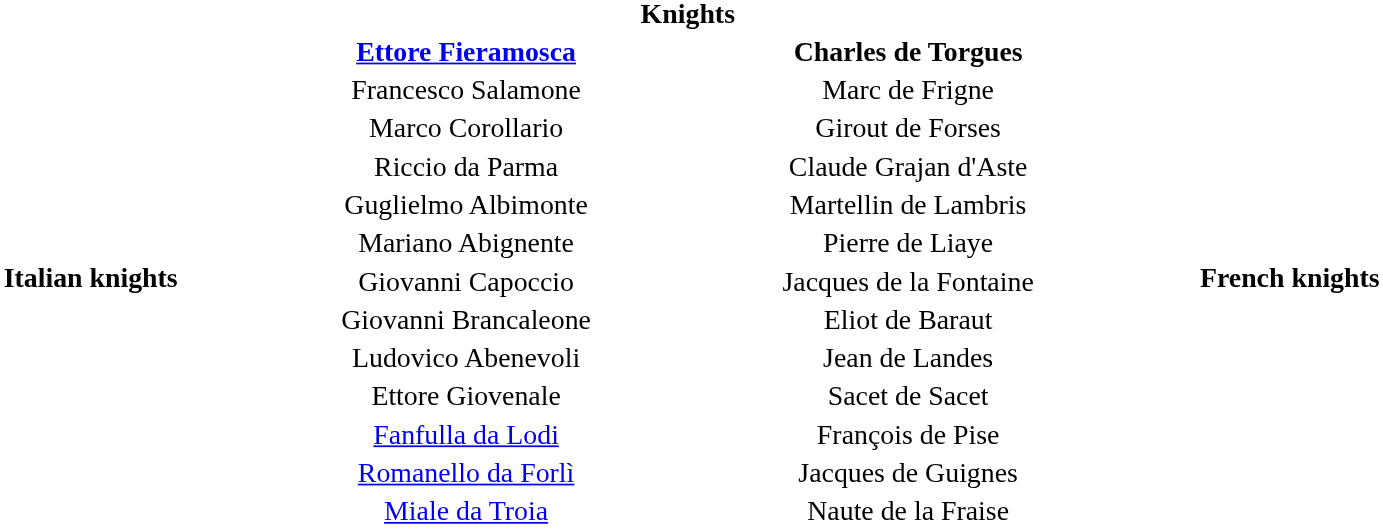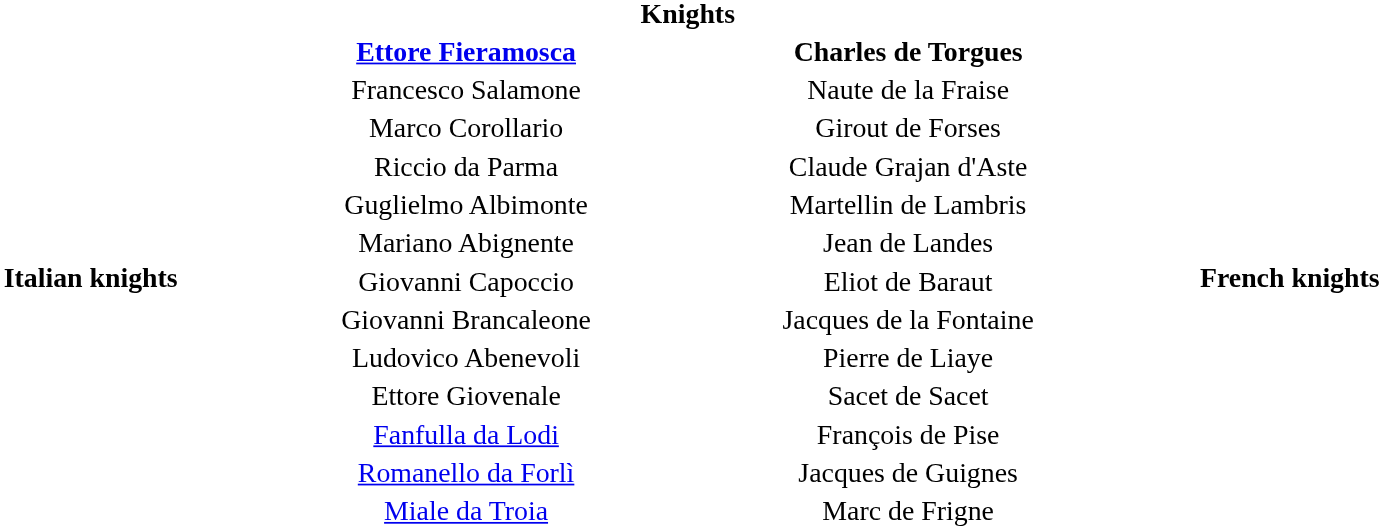(908, 90) Marc de Frigne -> (908, 90) Naute de la Fraise
(908, 243) Pierre de Liaye -> (908, 243) Jean de Landes
(908, 281) Jacques de la Fontaine -> (908, 281) Eliot de Baraut
(908, 319) Eliot de Baraut -> (908, 319) Jacques de la Fontaine
(908, 358) Jean de Landes -> (908, 358) Pierre de Liaye
(908, 511) Naute de la Fraise -> (908, 511) Marc de Frigne
